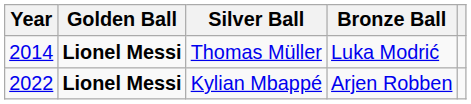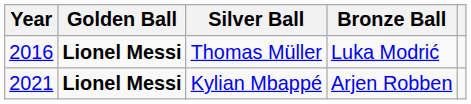(31, 51) 2014 -> (31, 51) 2016
(31, 83) 2022 -> (31, 83) 2021
